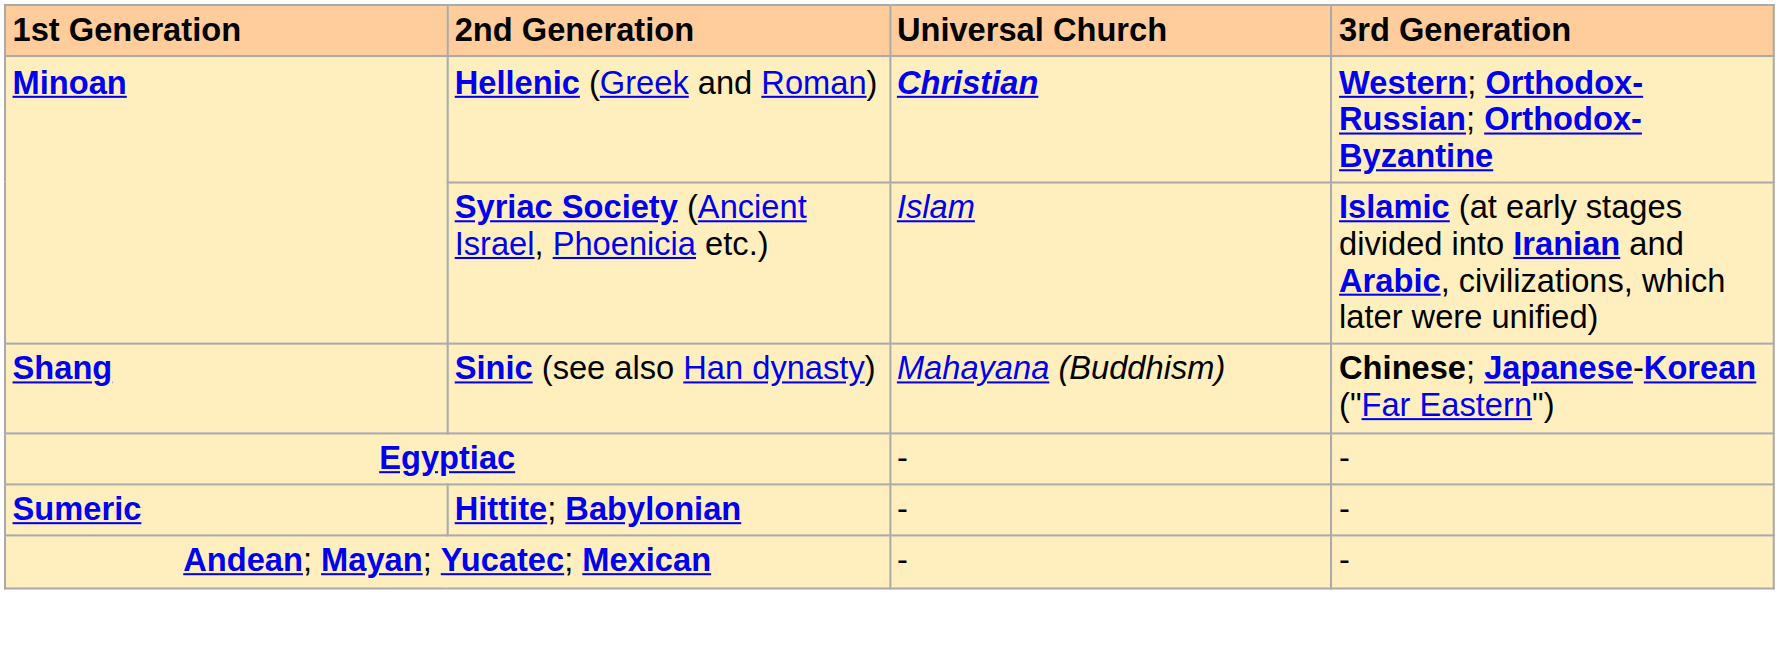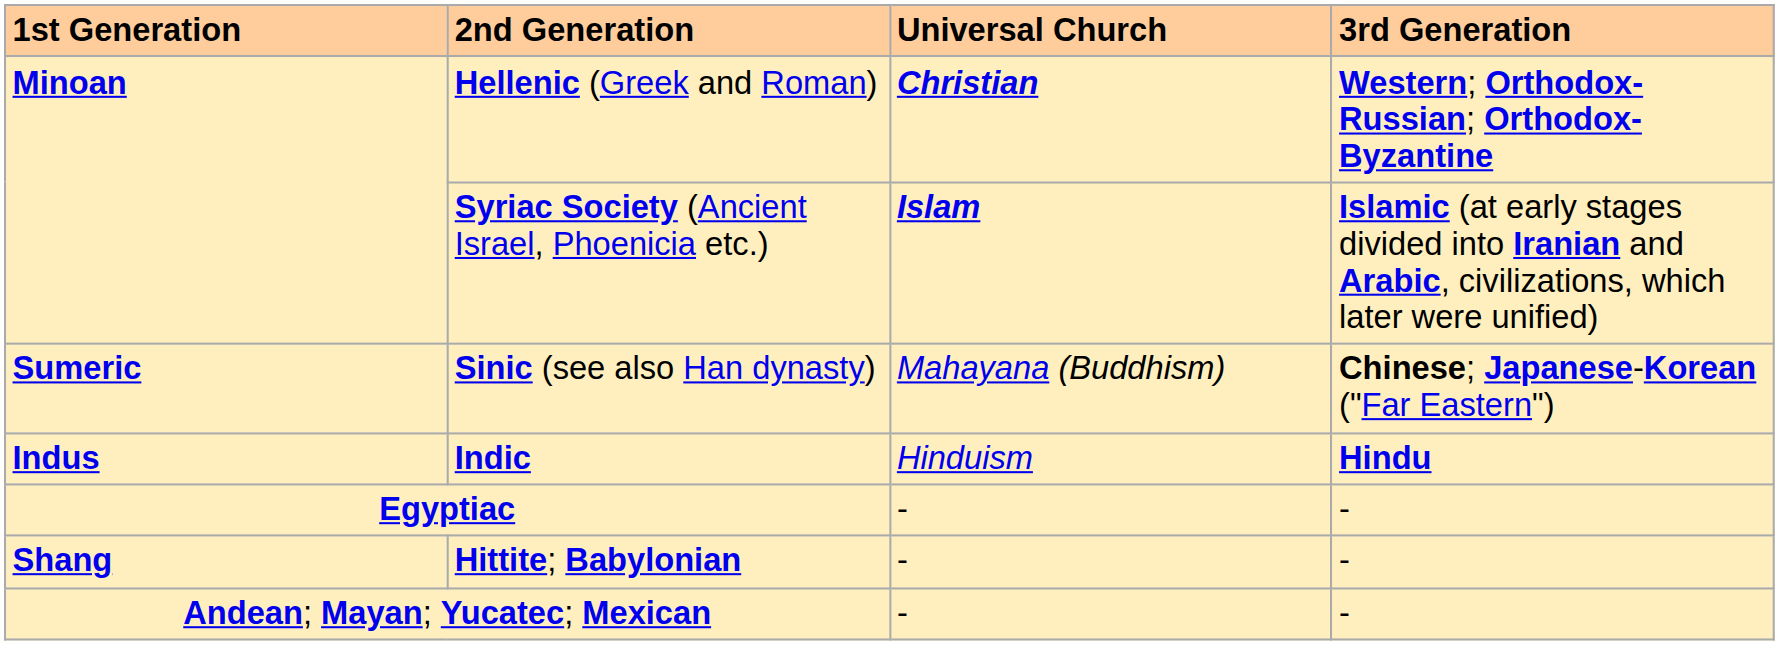(936, 207) normal -> (939, 207) bold
(62, 369) Shang -> (77, 369) Sumeric
+ row: (493, 457)
(77, 509) Sumeric -> (62, 561) Shang
